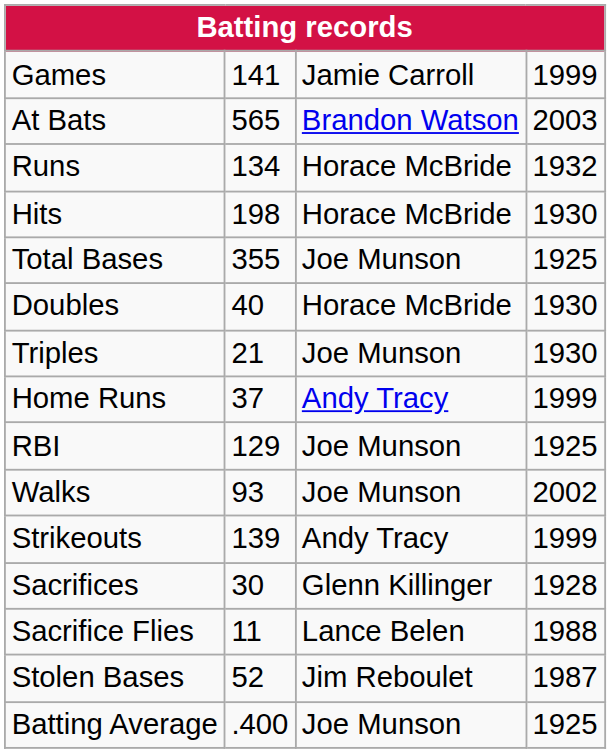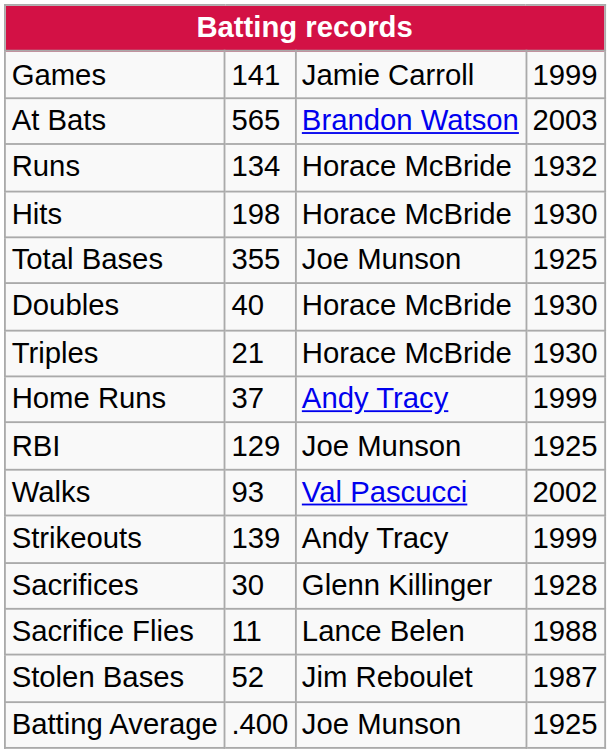(382, 352) Joe Munson -> (407, 352) Horace McBride
(382, 492) Joe Munson -> (385, 492) Val Pascucci
